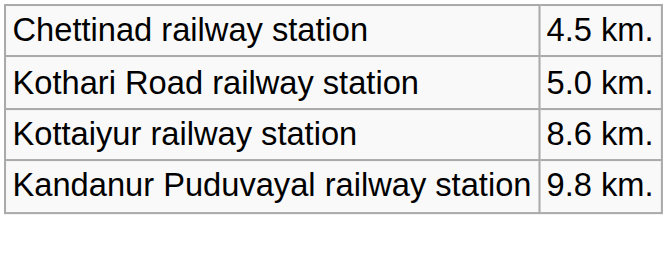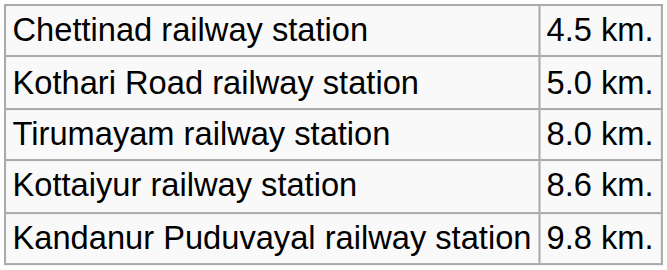+ row: (201, 133)
